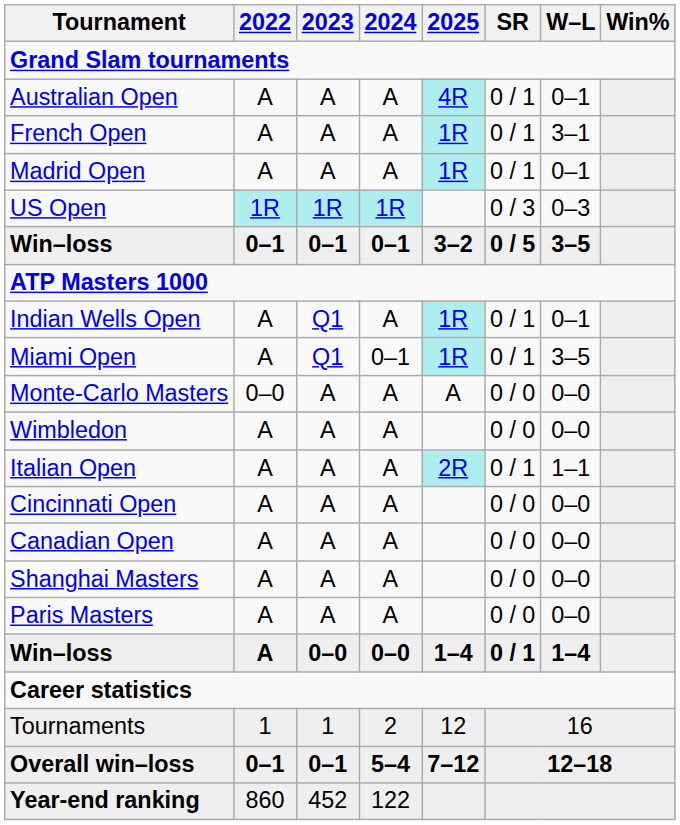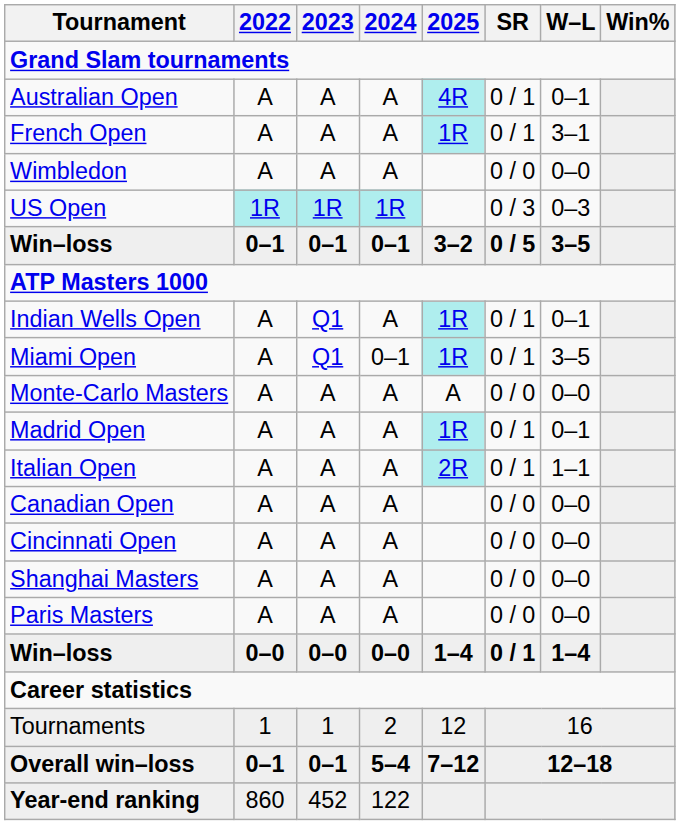rows swapped: (69, 430) <-> (78, 171)
(265, 393) 0–0 -> (265, 393) A
rows swapped: (92, 541) <-> (93, 504)
(265, 652) A -> (265, 652) 0–0
